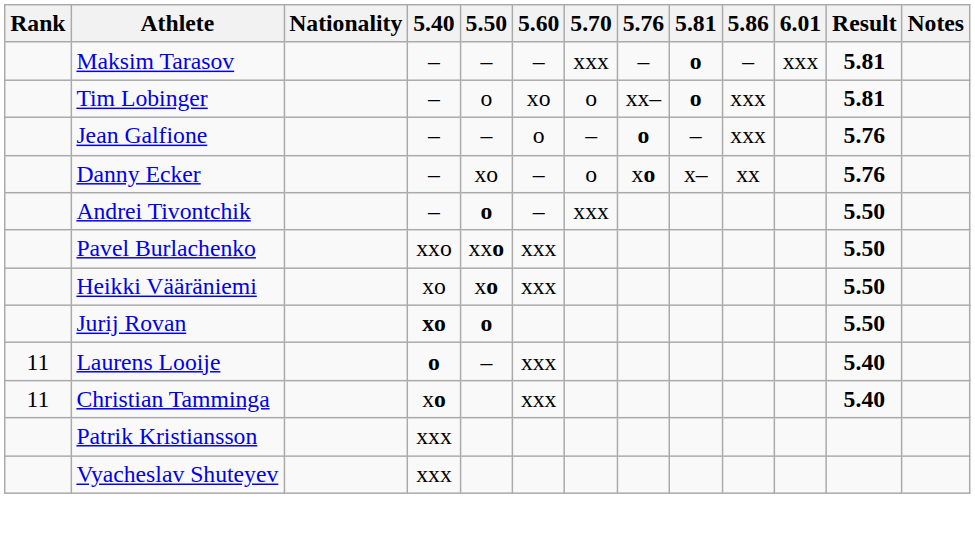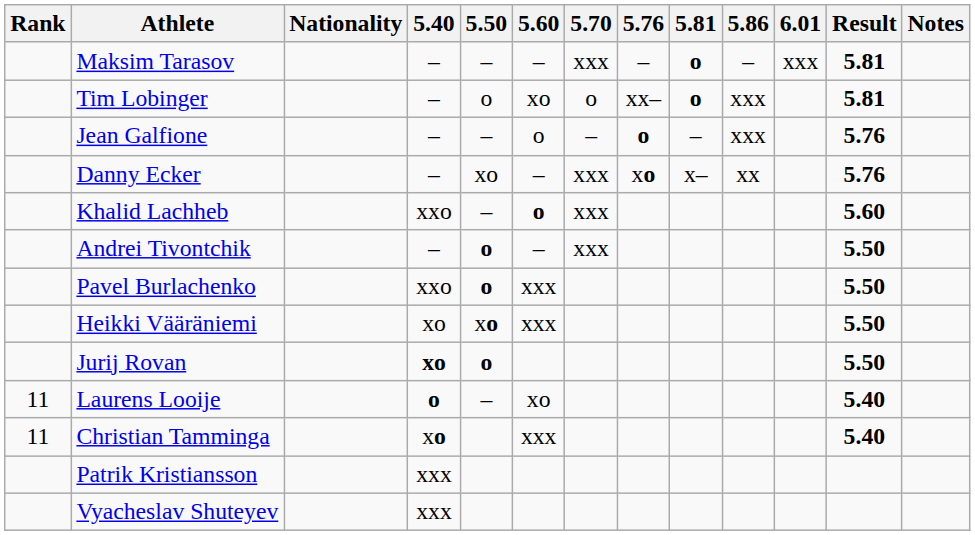(591, 173) o -> (591, 173) xxx
+ row: (152, 211)
(486, 248) xxo -> (486, 286) o
(539, 361) xxx -> (539, 398) xo
